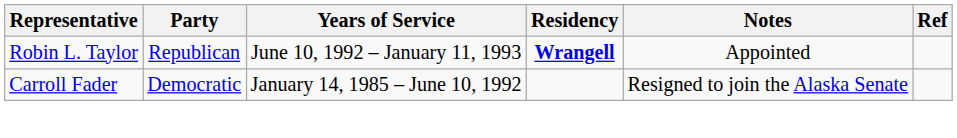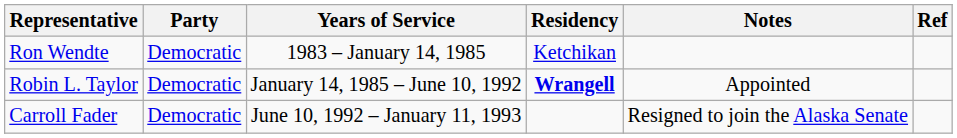+ row: (59, 52)
(194, 52) Republican -> (194, 84) Democratic
(386, 52) June 10, 1992 – January 11, 1993 -> (386, 84) January 14, 1985 – June 10, 1992
(386, 84) January 14, 1985 – June 10, 1992 -> (386, 116) June 10, 1992 – January 11, 1993
